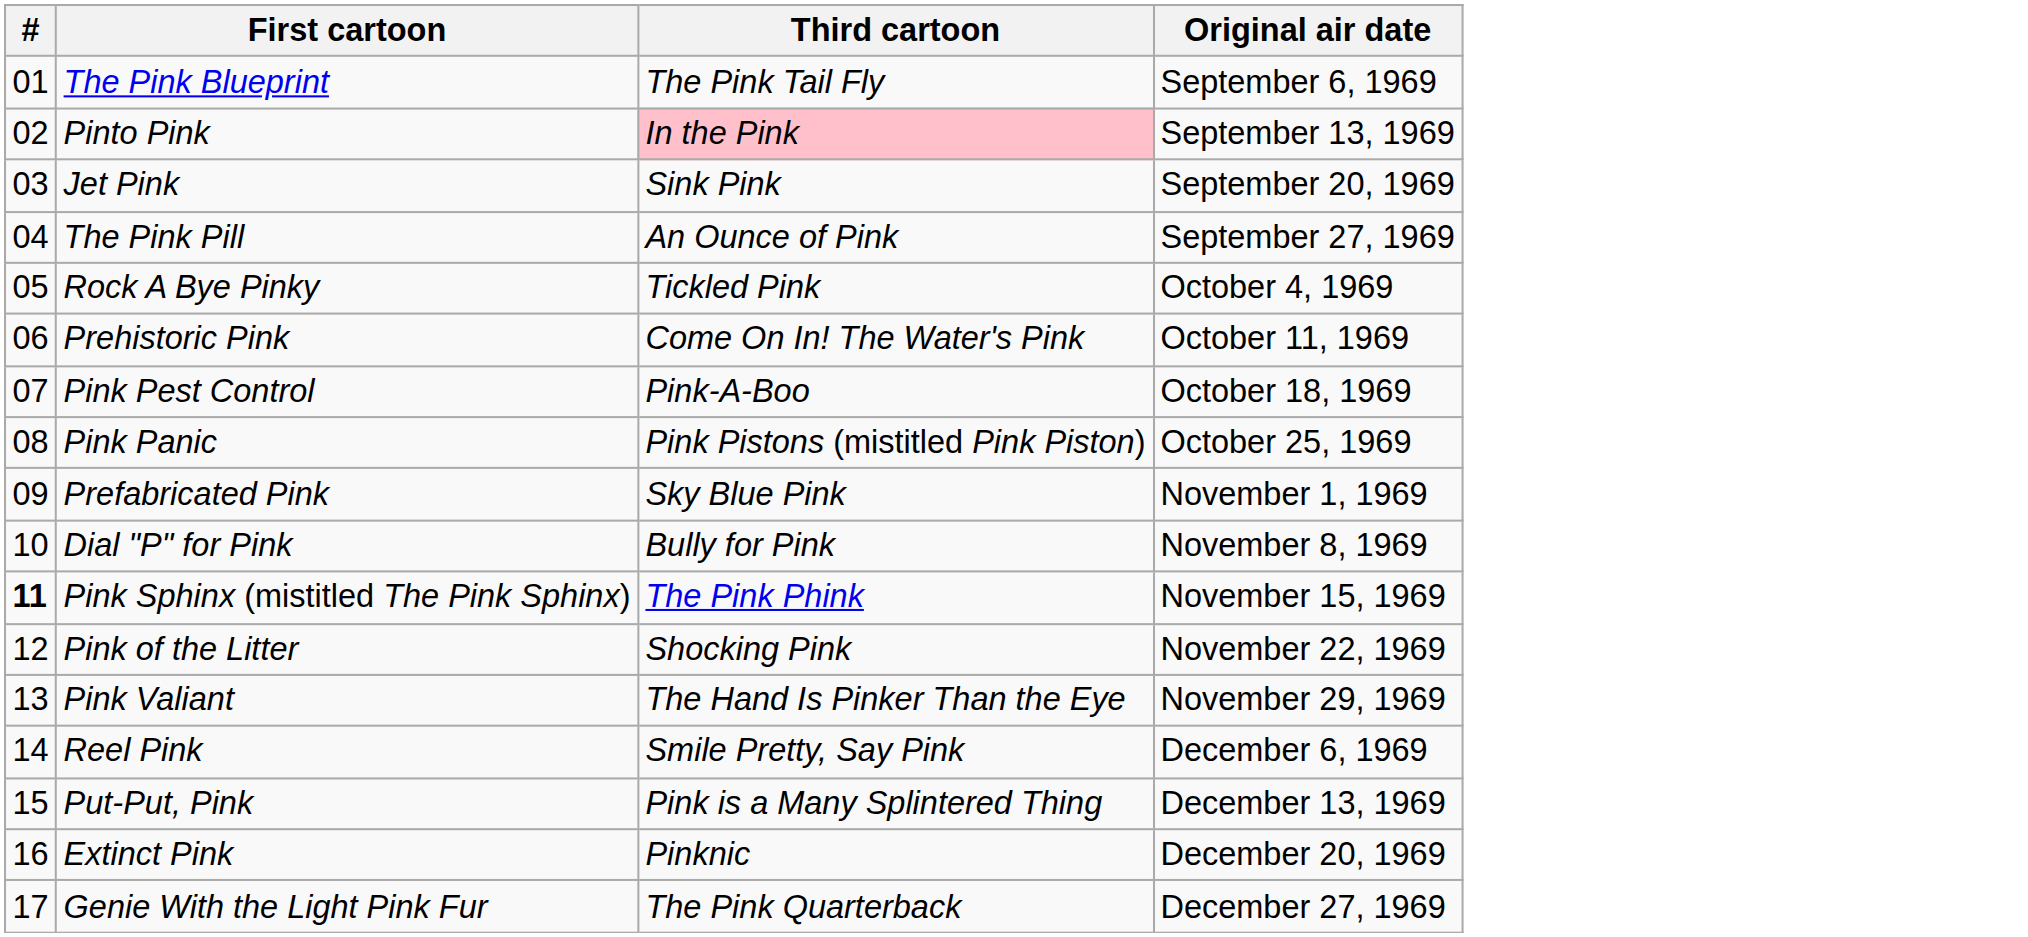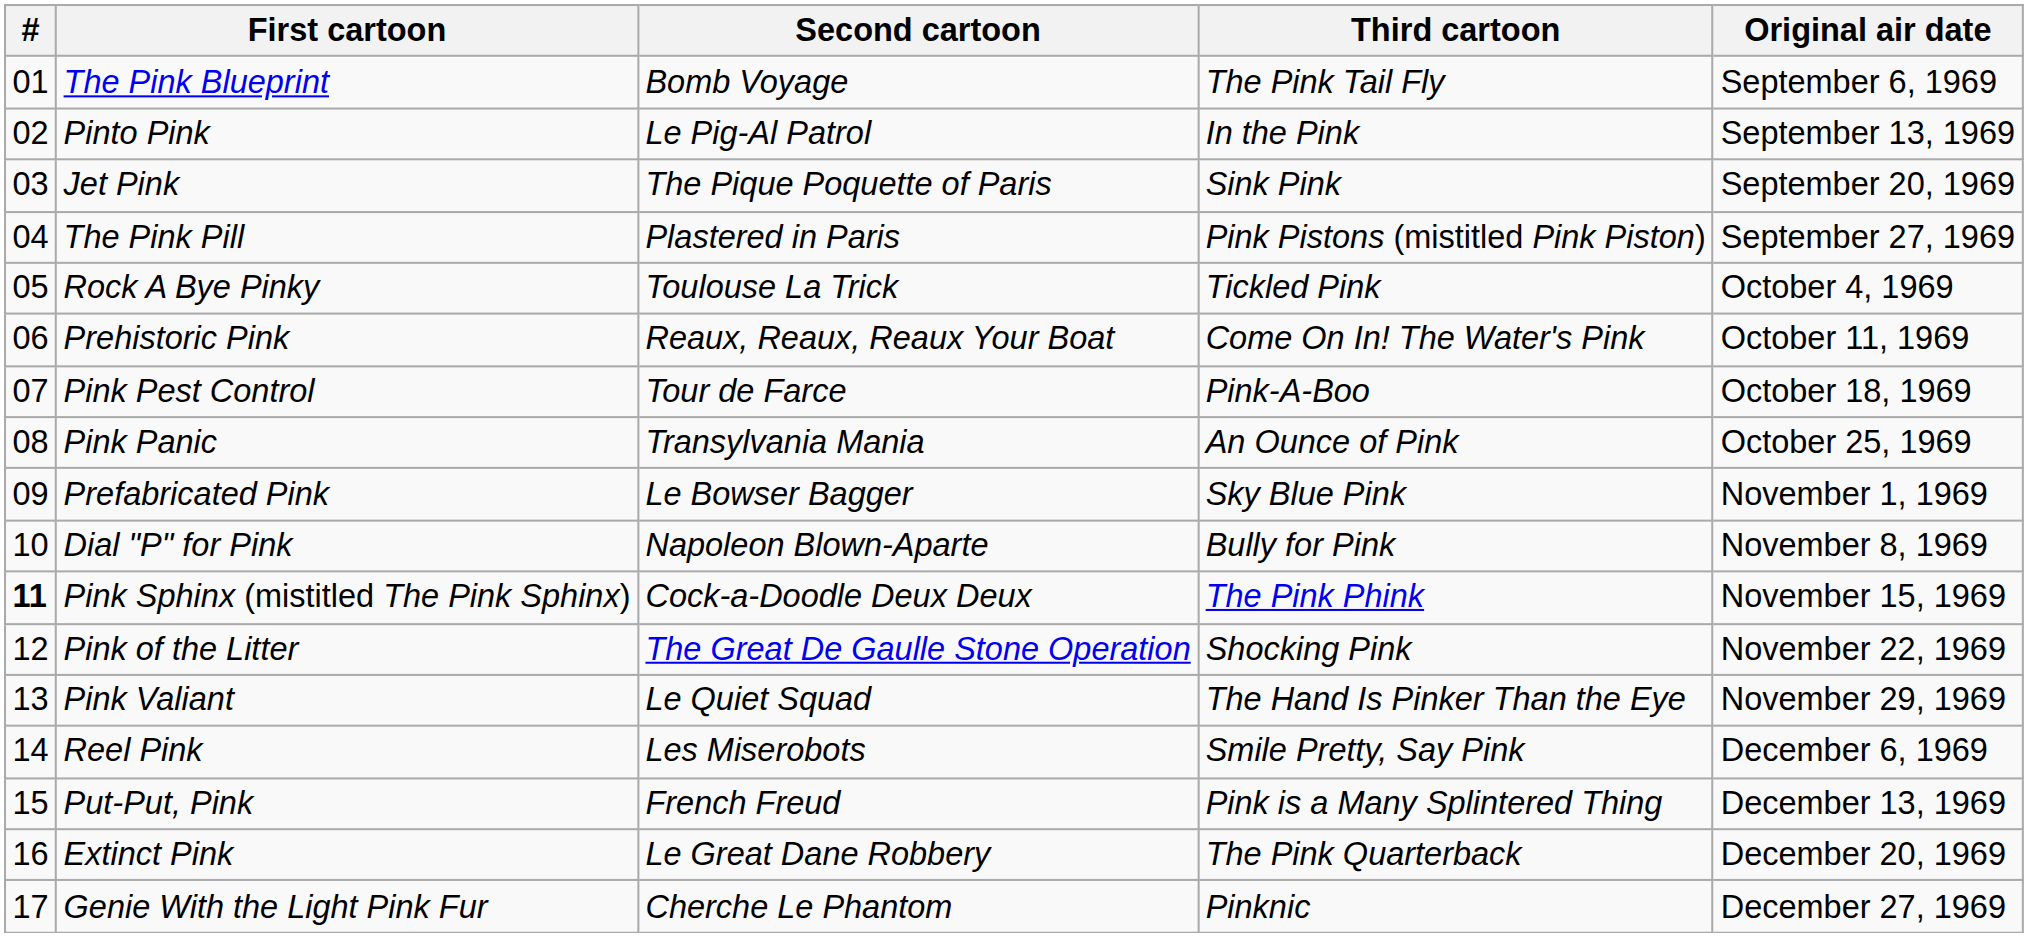+ column: (918, 30)
(722, 133) pink background -> (1282, 133) no background
(772, 236) An Ounce of Pink -> (1456, 236) Pink Pistons (mistitled Pink Piston)
(895, 442) Pink Pistons (mistitled Pink Piston) -> (1332, 442) An Ounce of Pink
(698, 854) Pinknic -> (1364, 854) The Pink Quarterback
(803, 905) The Pink Quarterback -> (1258, 905) Pinknic
